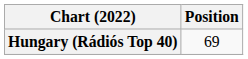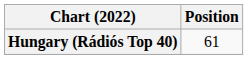(212, 41) 69 -> (212, 41) 61
